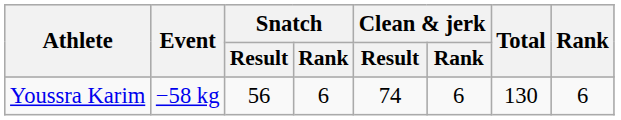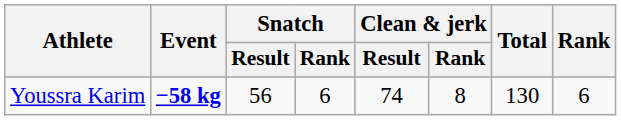(188, 96) normal -> (188, 96) bold
(459, 96) 6 -> (460, 96) 8
